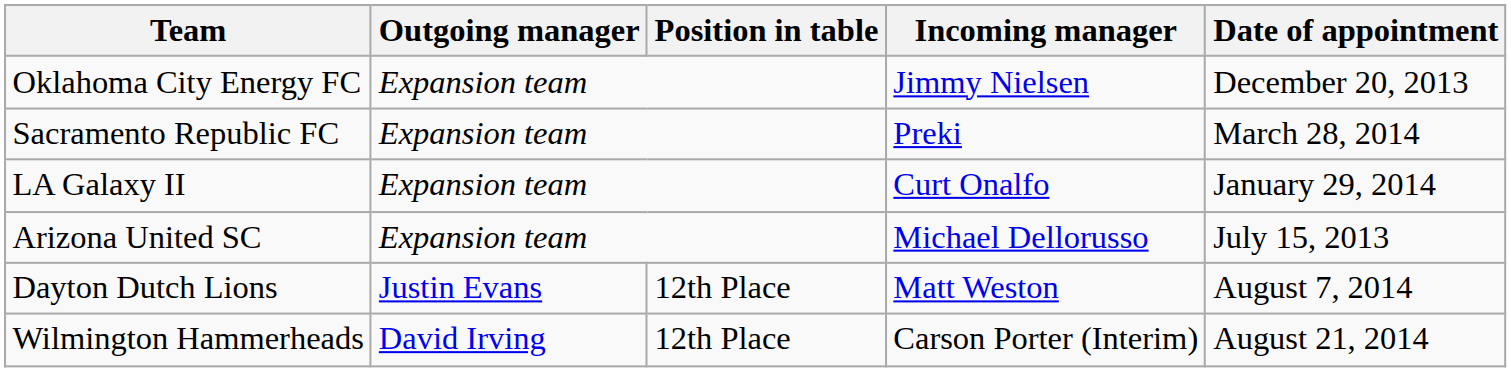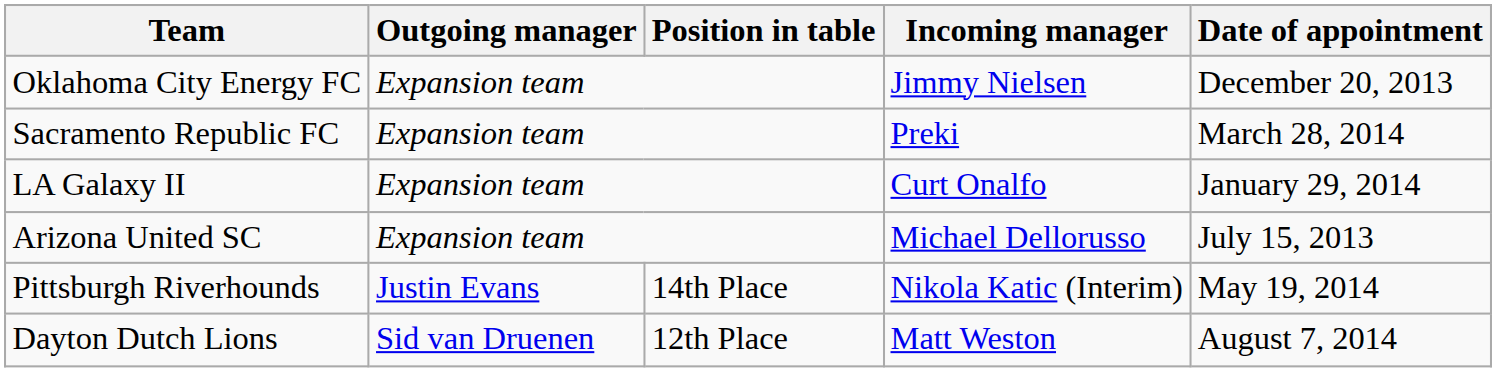+ row: (166, 287)
(461, 287) Justin Evans -> (485, 339) Sid van Druenen
- row: (188, 339)
